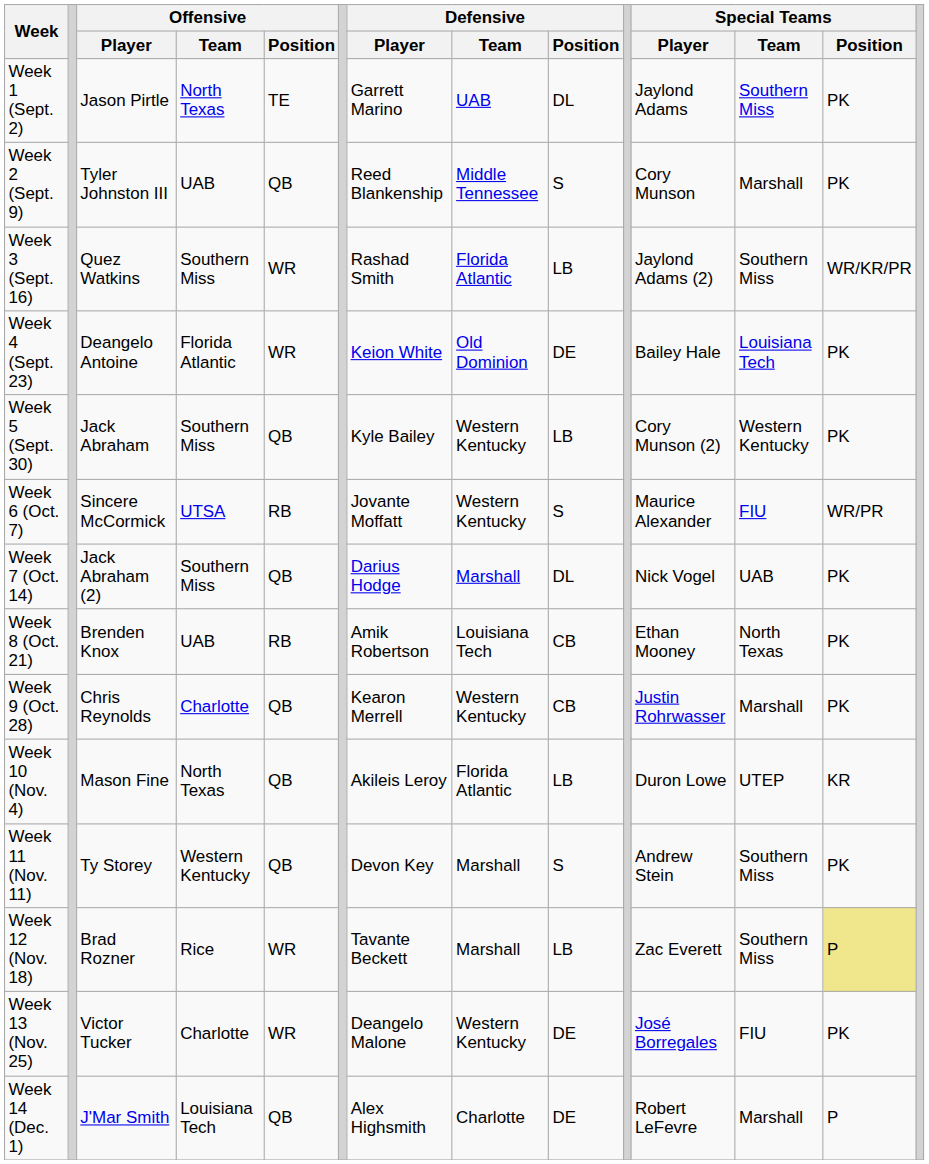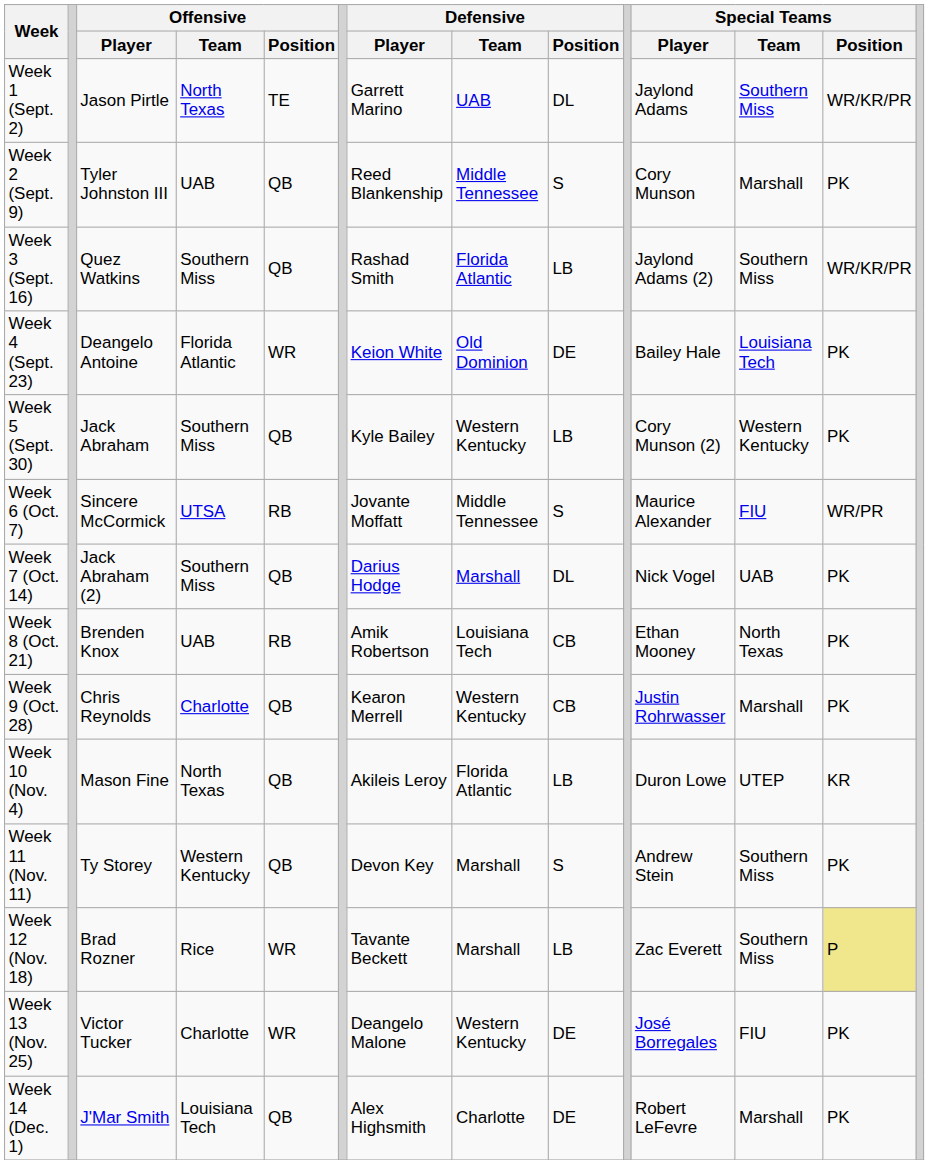(838, 100) PK -> (869, 100) WR/KR/PR
(282, 268) WR -> (280, 268) QB
(491, 511) Western Kentucky -> (497, 511) Middle Tennessee
(833, 1117) P -> (838, 1117) PK
